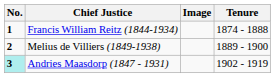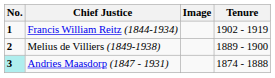(242, 30) 1874 - 1888 -> (242, 30) 1902 - 1919
(242, 64) 1902 - 1919 -> (242, 64) 1874 - 1888
